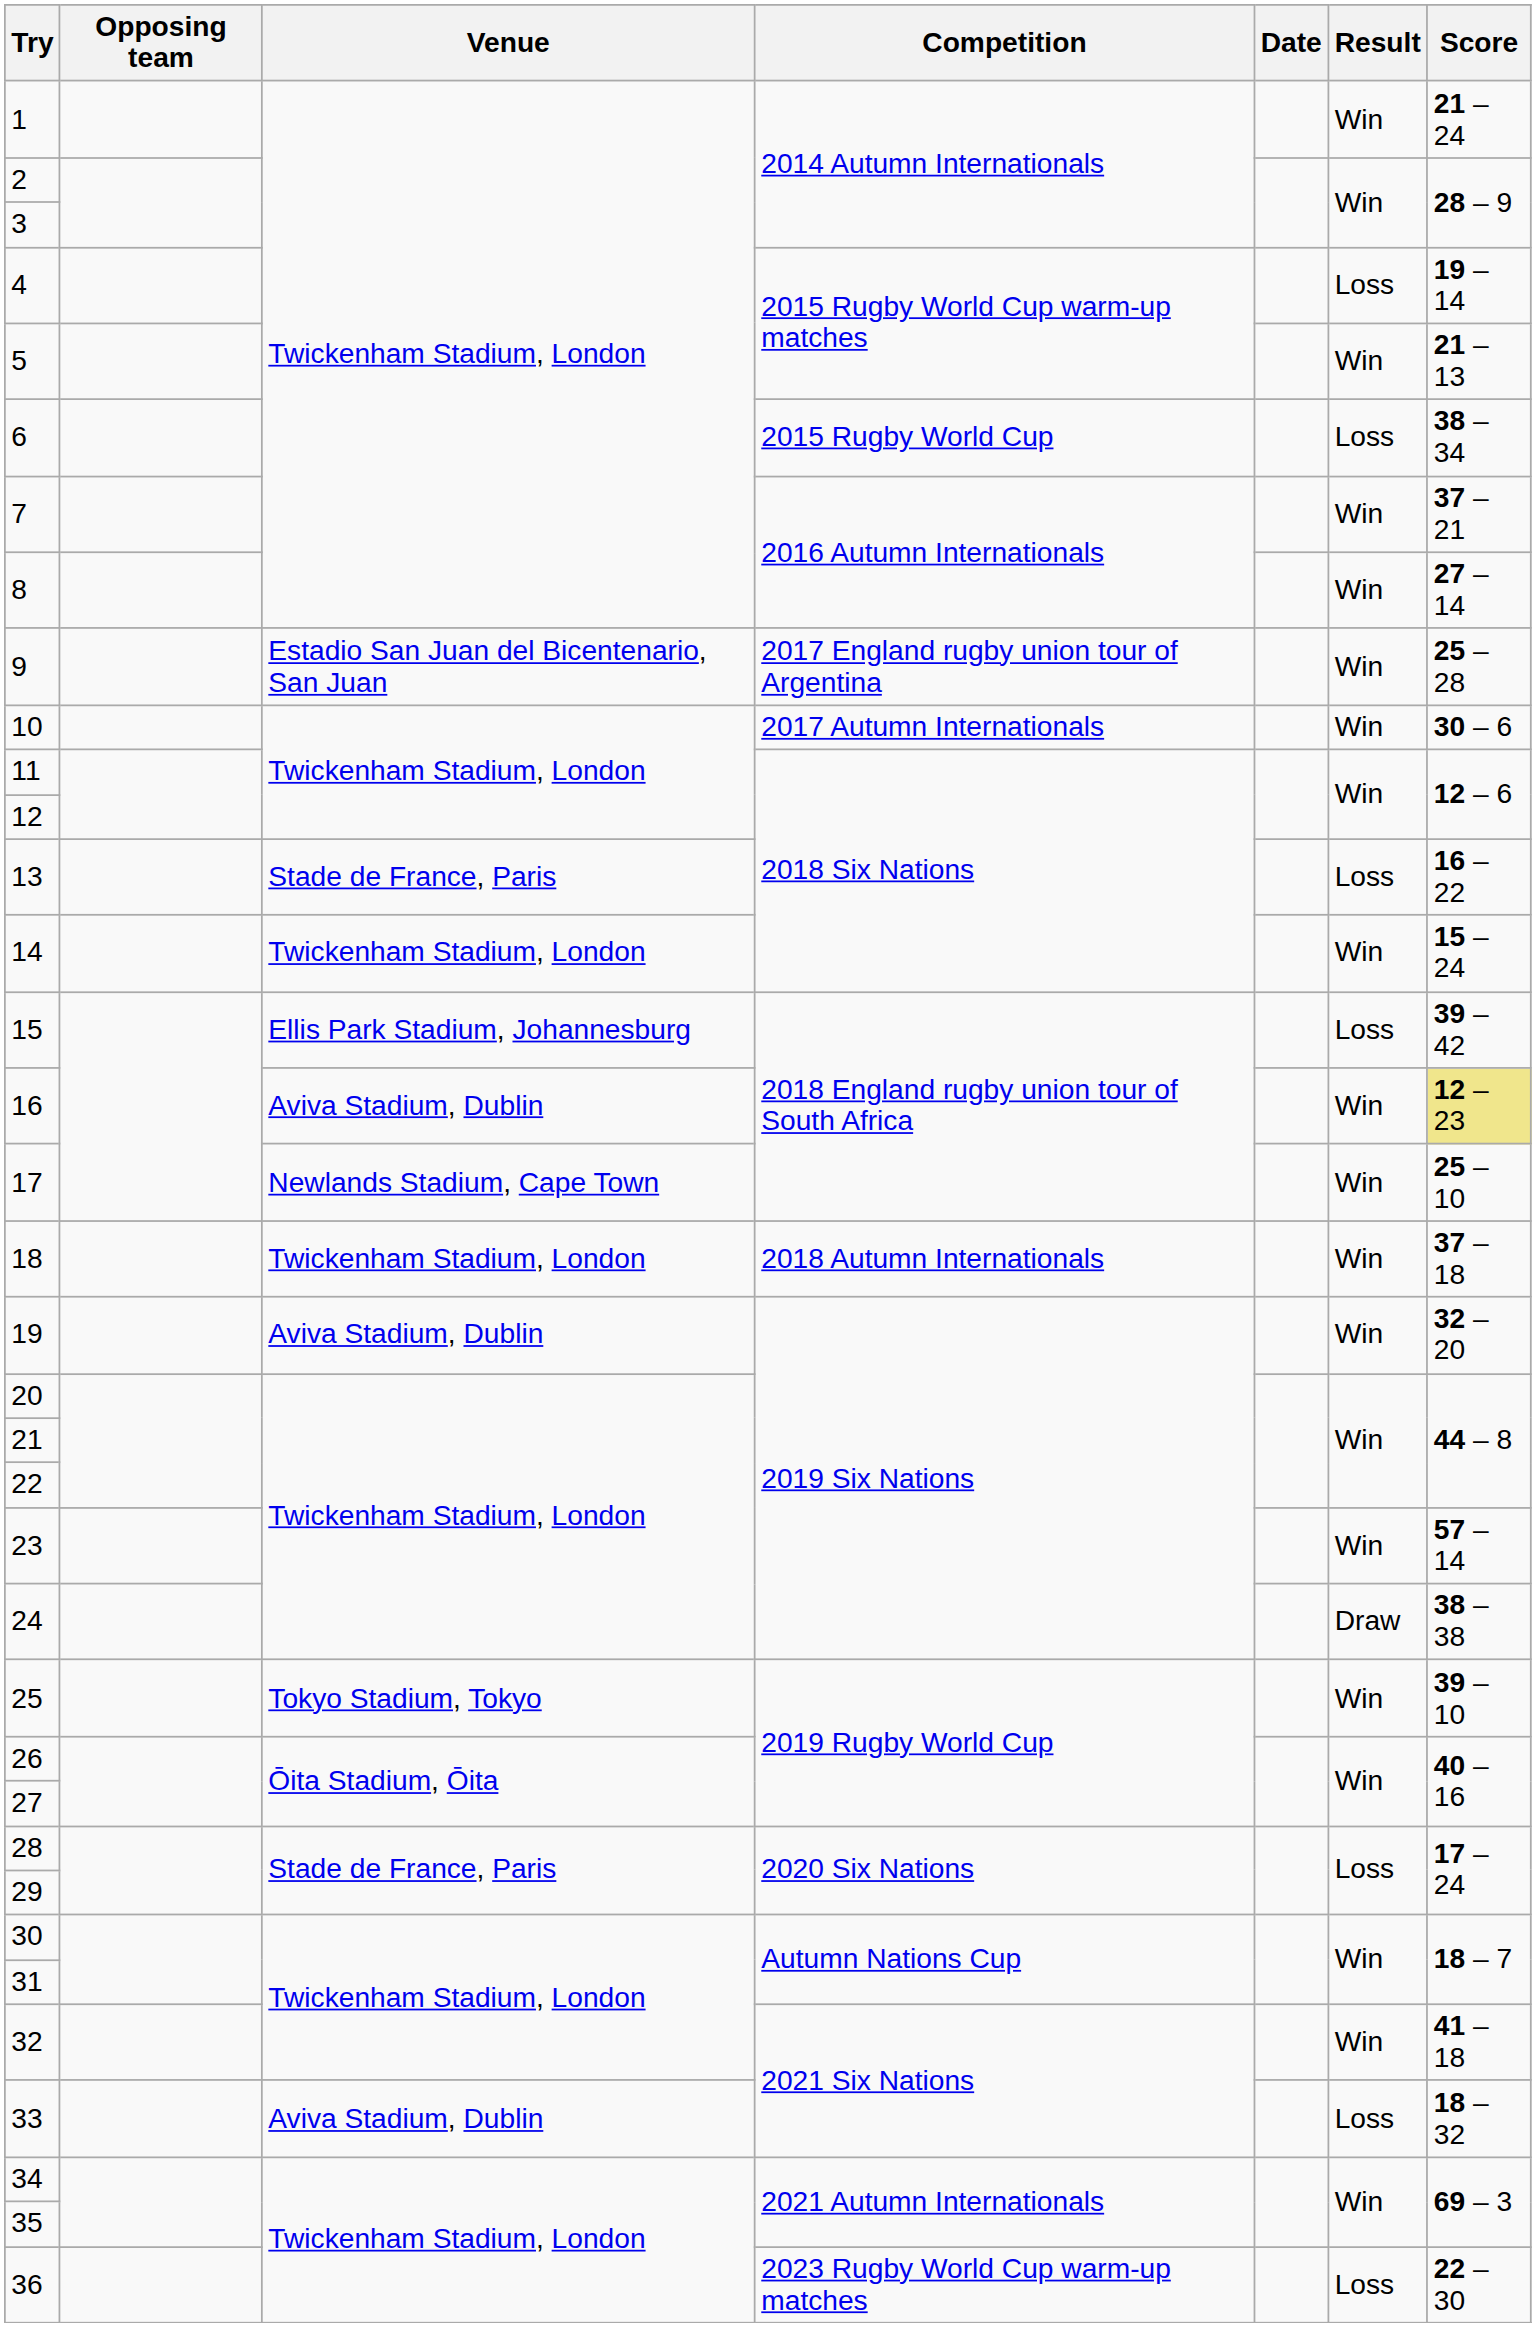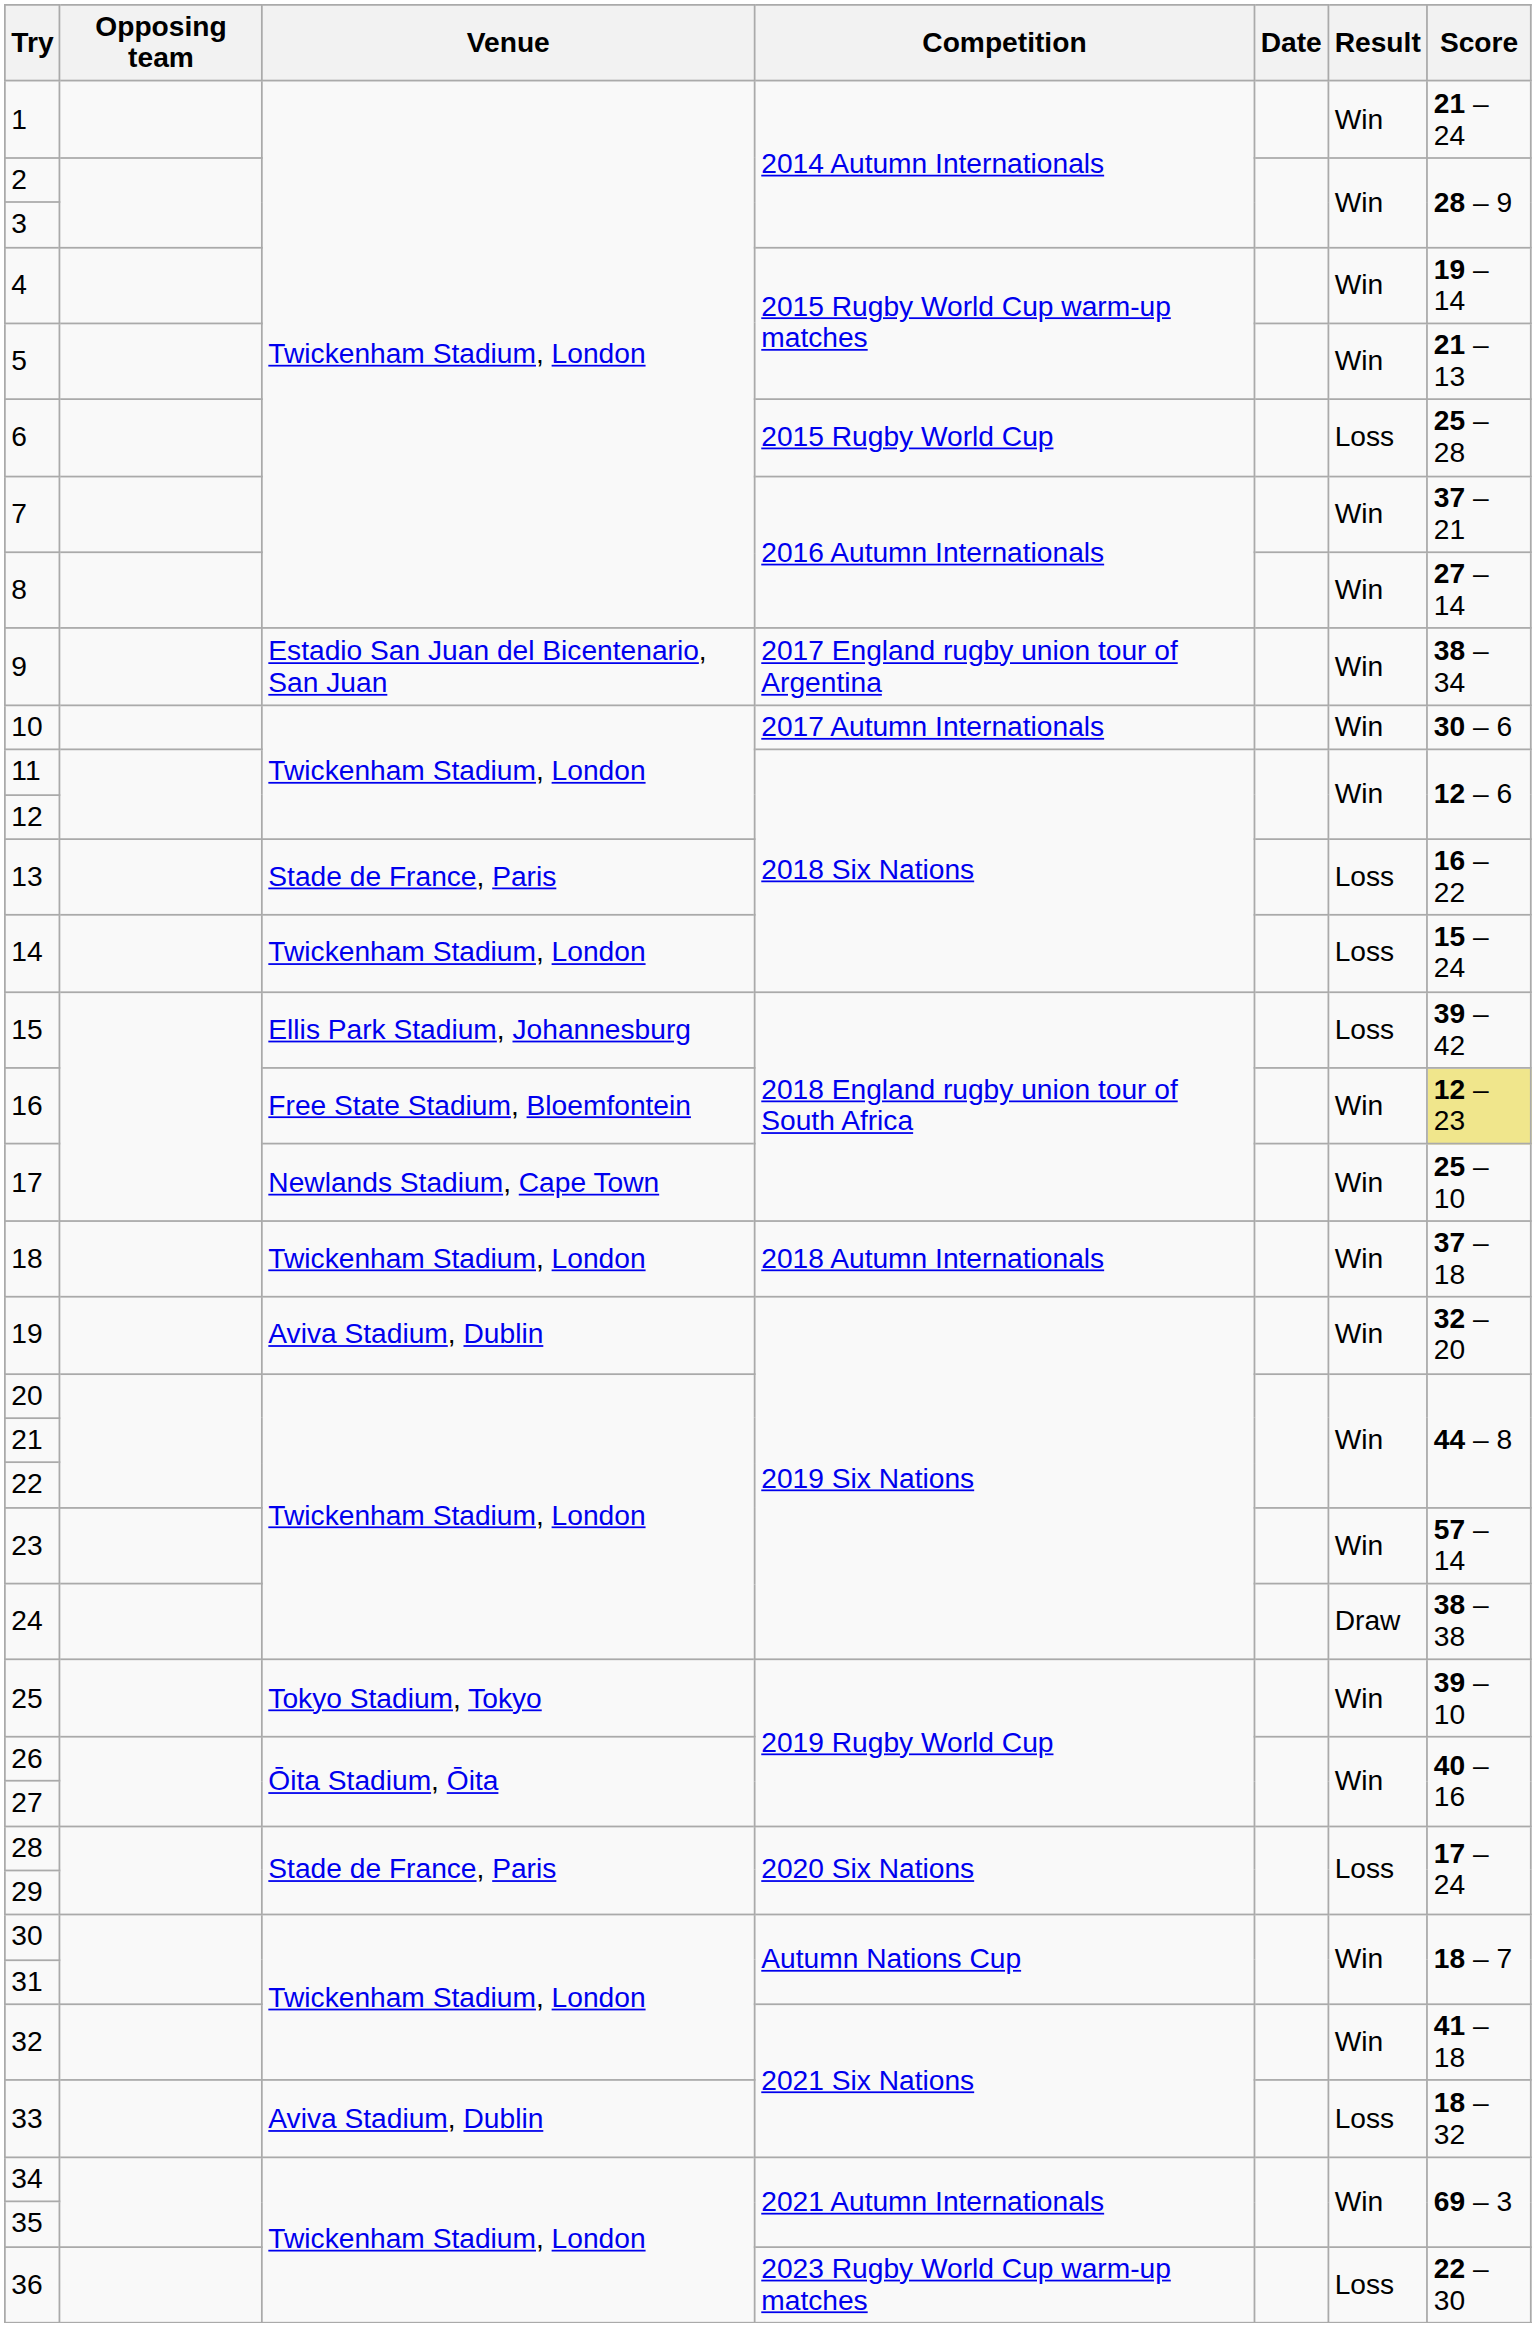(1364, 284) Loss -> (1359, 284) Win
(1461, 437) 38 – 34 -> (1461, 437) 25 – 28
(1461, 666) 25 – 28 -> (1461, 666) 38 – 34
(1359, 953) Win -> (1364, 953) Loss
(406, 1105) Aviva Stadium, Dublin -> (480, 1105) Free State Stadium, Bloemfontein
